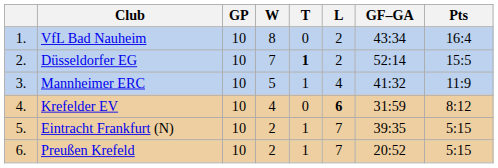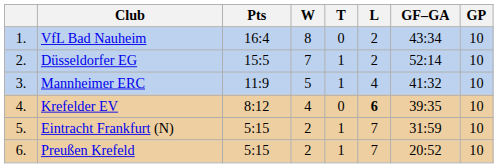columns swapped: (239, 15) <-> (459, 15)
(305, 60) bold -> (341, 60) normal
(390, 106) 31:59 -> (425, 106) 39:35
(390, 128) 39:35 -> (425, 128) 31:59
